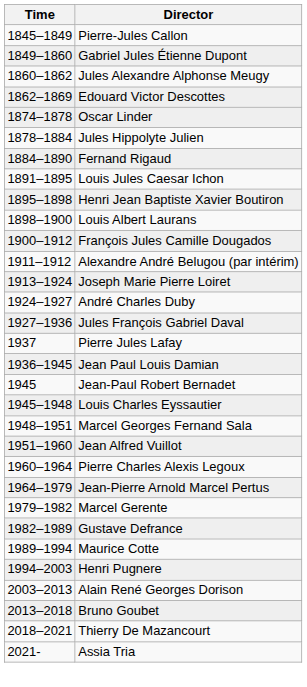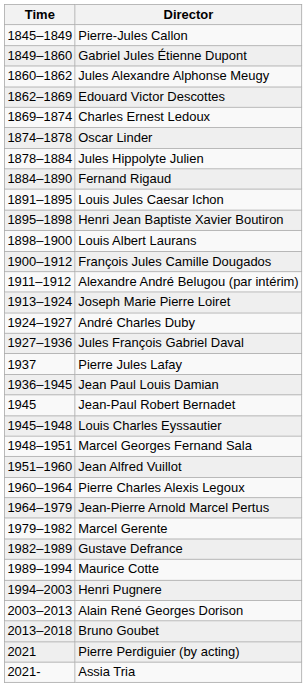+ row: (144, 117)
- row: (144, 631)
+ row: (159, 651)
